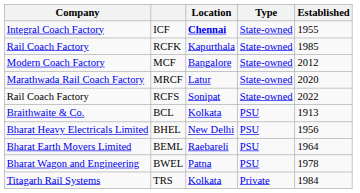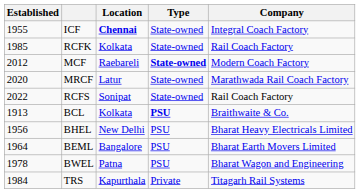columns swapped: (78, 12) <-> (324, 12)
(211, 46) Kapurthala -> (115, 46) Kolkata
(210, 63) Bangalore -> (119, 63) Raebareli
(266, 63) normal -> (178, 63) bold
(250, 113) normal -> (160, 113) bold
(208, 146) Raebareli -> (120, 146) Bangalore
(205, 180) Kolkata -> (122, 180) Kapurthala
